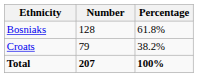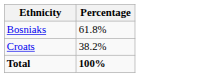- column: (106, 13)
